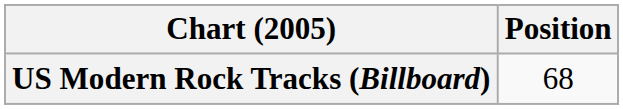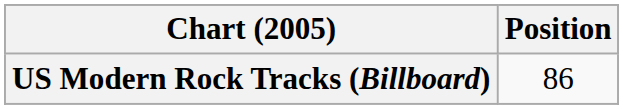(558, 78) 68 -> (558, 78) 86
